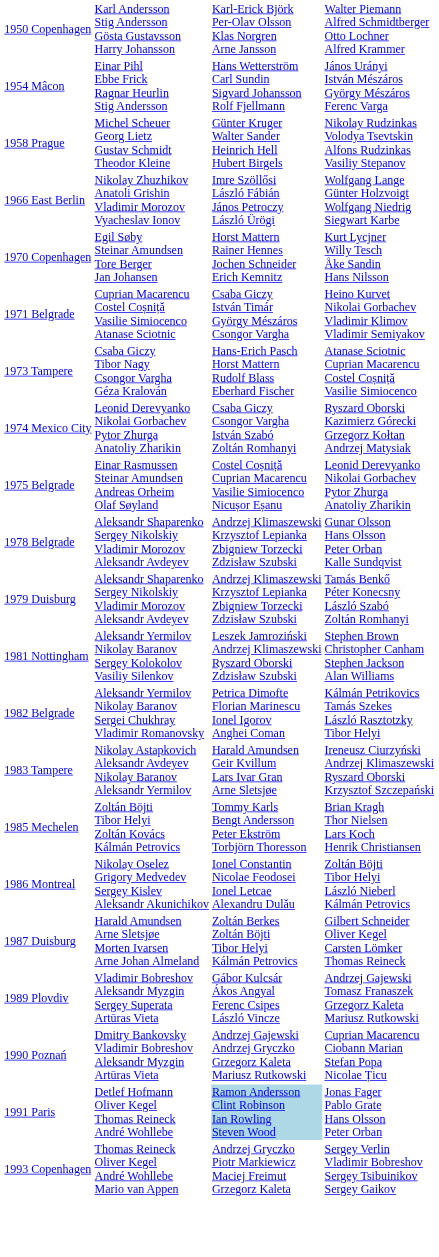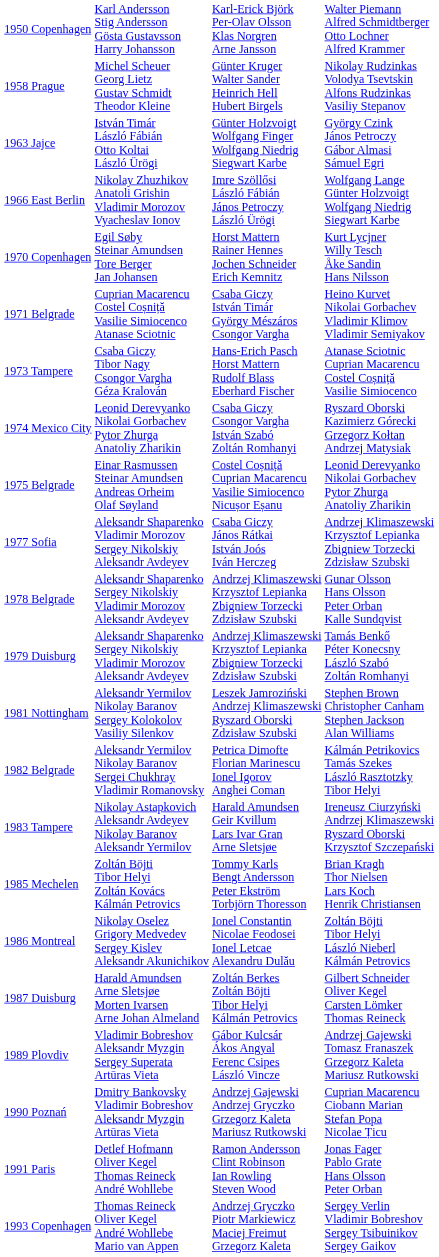- row: (34, 86)
+ row: (30, 143)
+ row: (30, 542)
(256, 1112) lightblue background -> (256, 1169) no background
